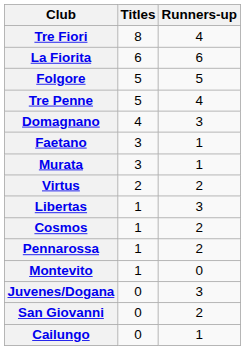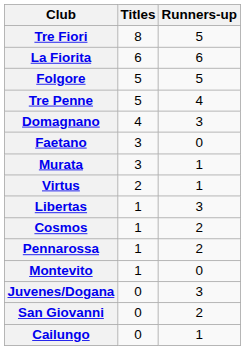(199, 36) 4 -> (199, 36) 5
(199, 143) 1 -> (199, 143) 0
(199, 185) 2 -> (199, 185) 1
